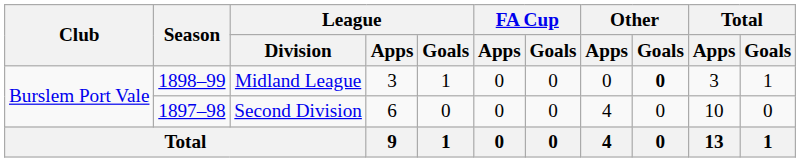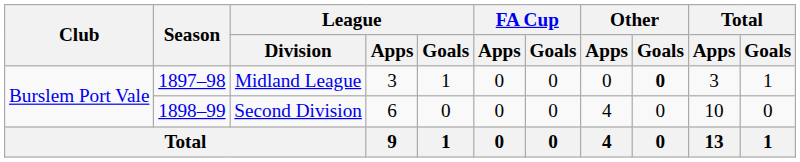(192, 80) 1898–99 -> (192, 80) 1897–98
(192, 111) 1897–98 -> (192, 111) 1898–99
